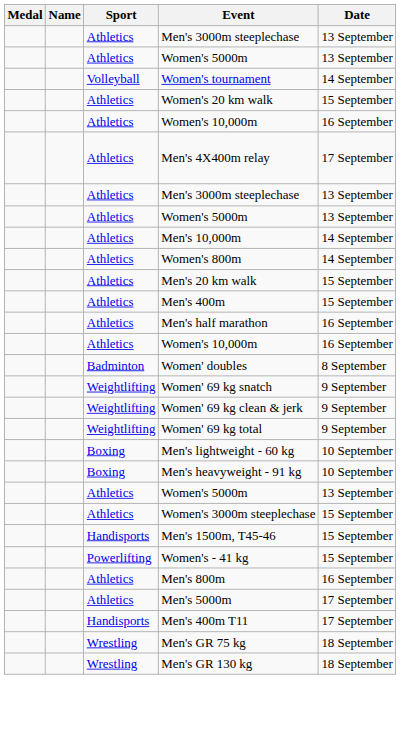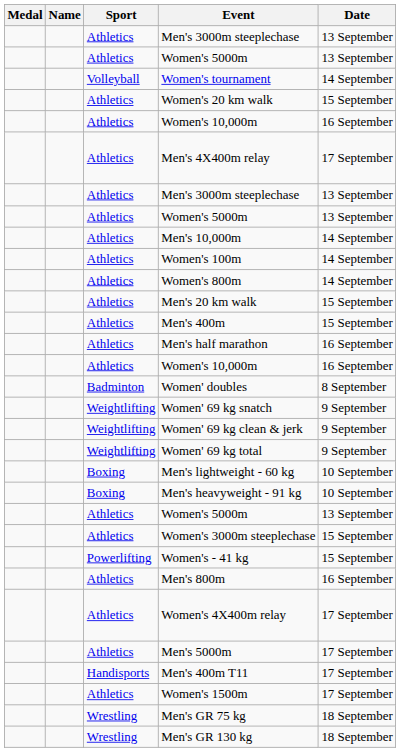+ row: (110, 258)
- row: (118, 535)
+ row: (110, 615)
+ row: (110, 694)
